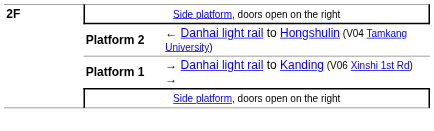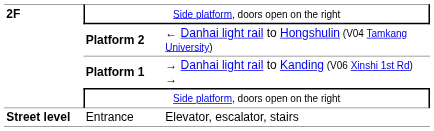+ row: (110, 117)
